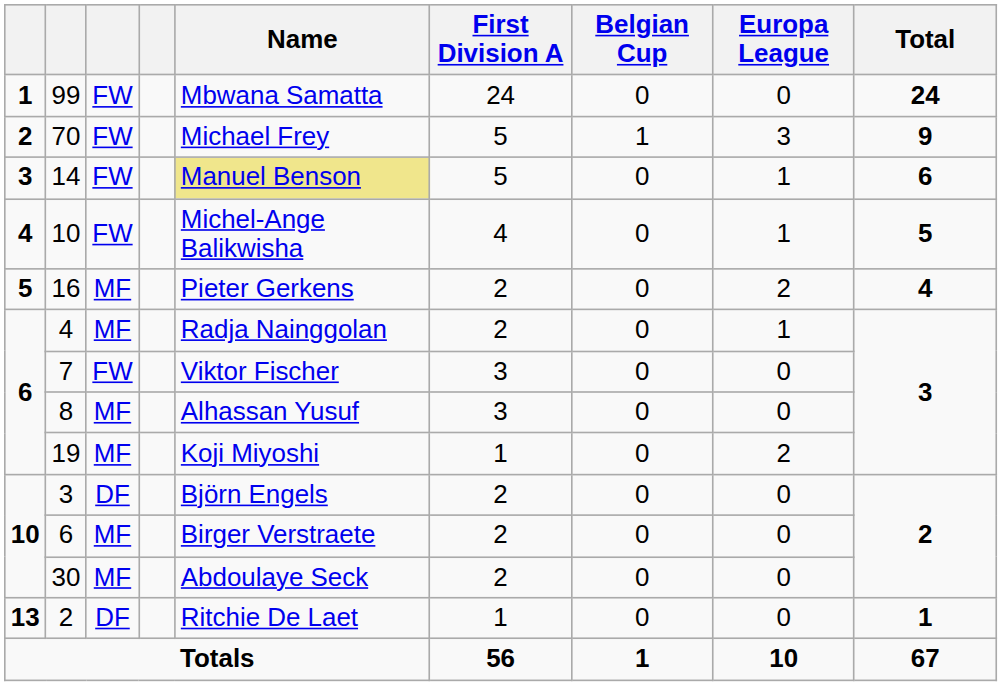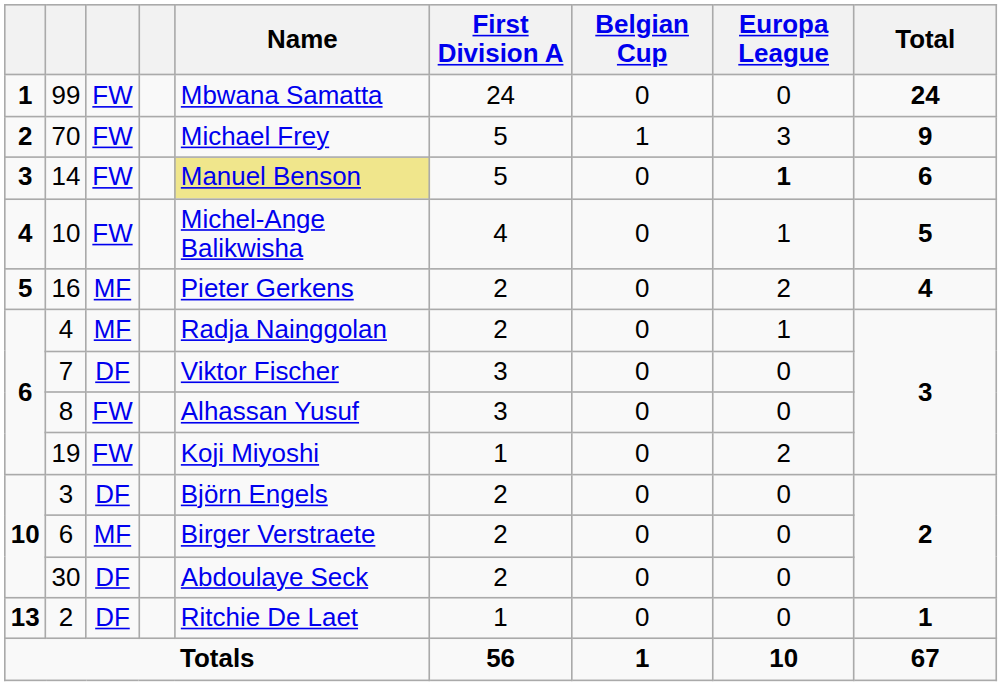(784, 177) normal -> (784, 177) bold
(112, 371) FW -> (112, 371) DF
(112, 412) MF -> (112, 412) FW
(112, 453) MF -> (112, 453) FW
(112, 576) MF -> (112, 576) DF
